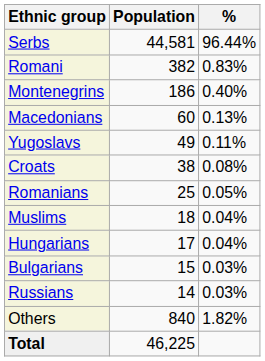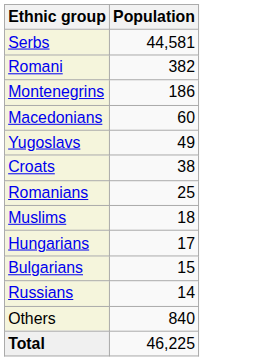- column: (229, 17)
